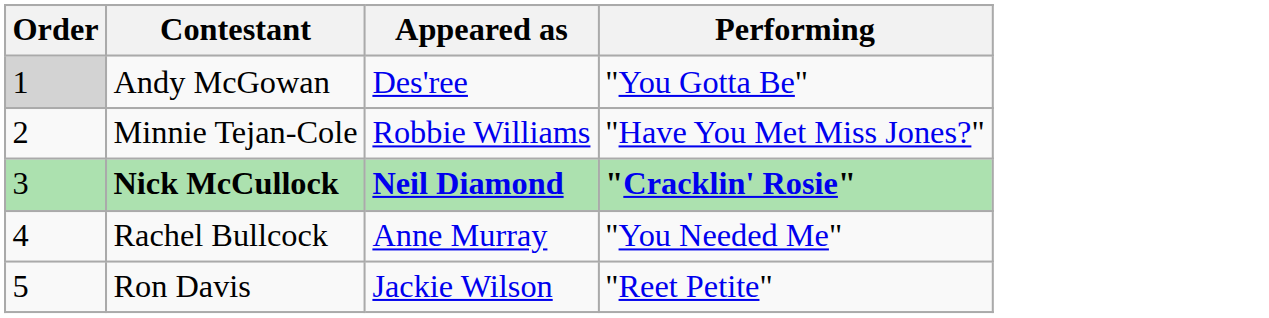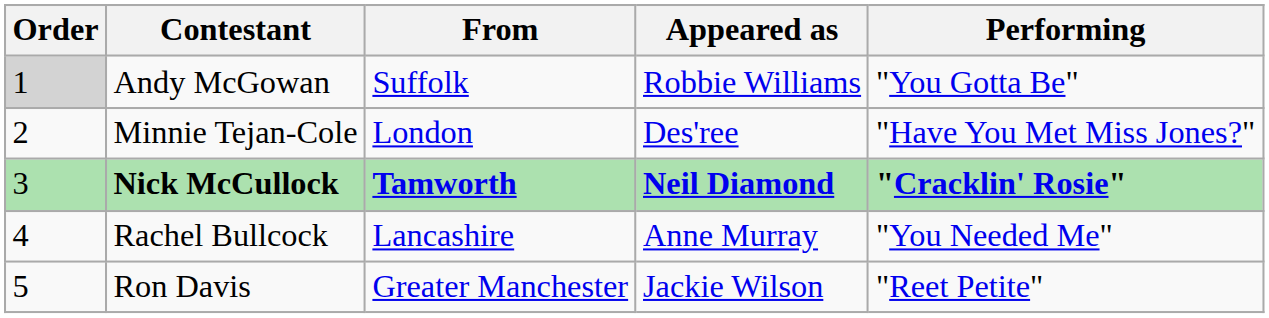+ column: (500, 30)
(420, 81) Des'ree -> (752, 81) Robbie Williams
(481, 132) Robbie Williams -> (691, 132) Des'ree
